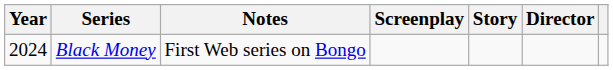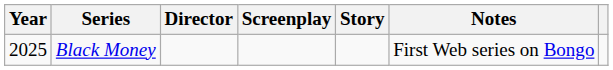columns swapped: (560, 19) <-> (265, 19)
(28, 49) 2024 -> (28, 49) 2025
